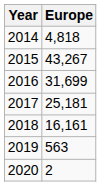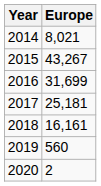(62, 37) 4,818 -> (62, 37) 8,021
(57, 147) 563 -> (57, 147) 560
